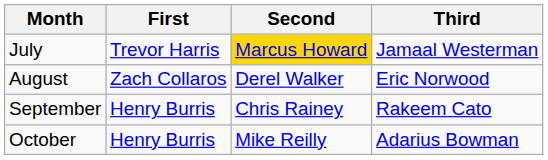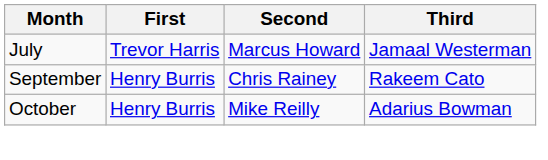(301, 49) gold background -> (294, 49) no background
- row: (38, 79)
